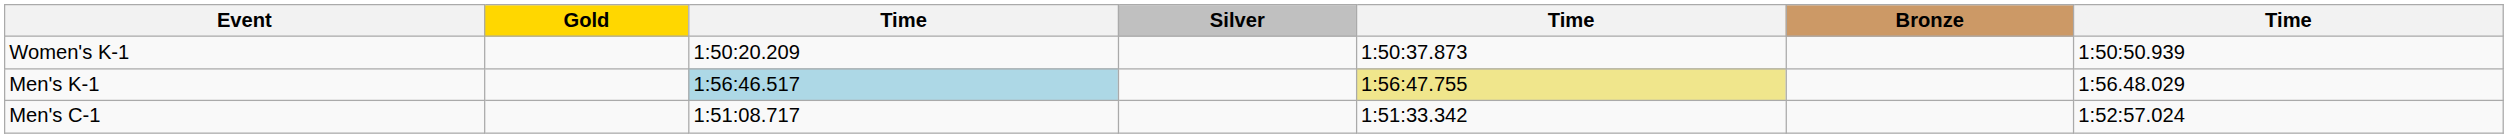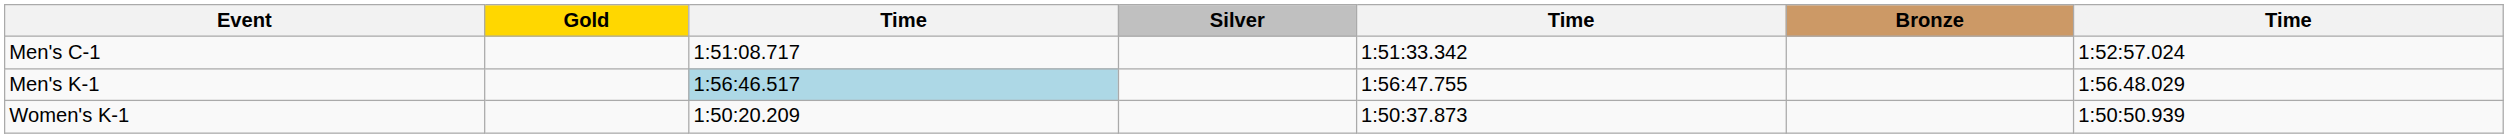rows swapped: (55, 116) <-> (69, 52)
(1414, 84) khaki background -> (1414, 84) no background
